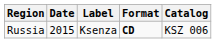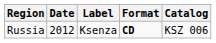(62, 30) 2015 -> (62, 30) 2012
